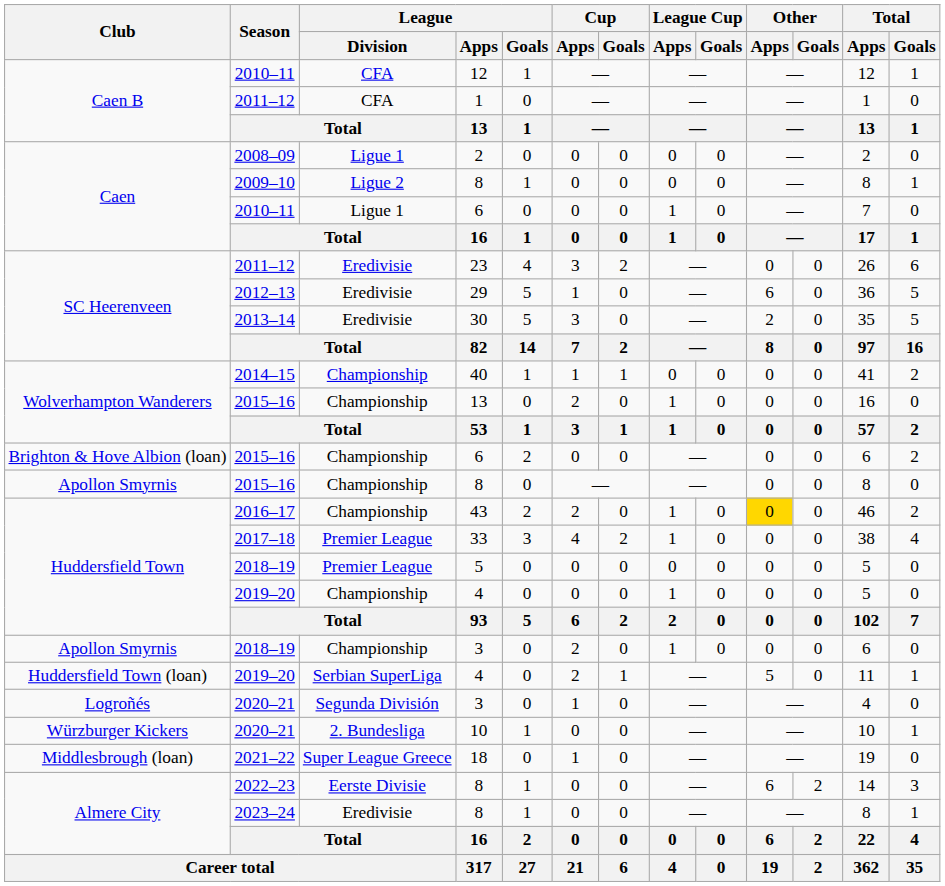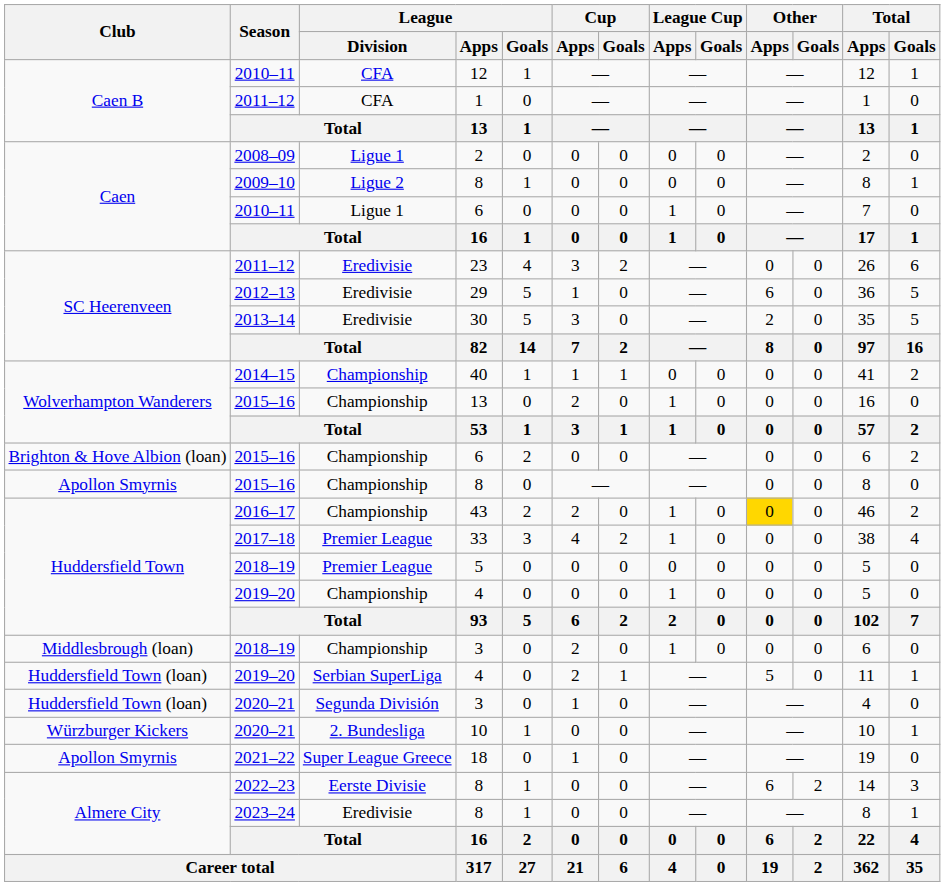(117, 648) Apollon Smyrnis -> (117, 648) Middlesbrough (loan)
(117, 703) Logroñés -> (117, 703) Huddersfield Town (loan)
(117, 758) Middlesbrough (loan) -> (117, 758) Apollon Smyrnis
